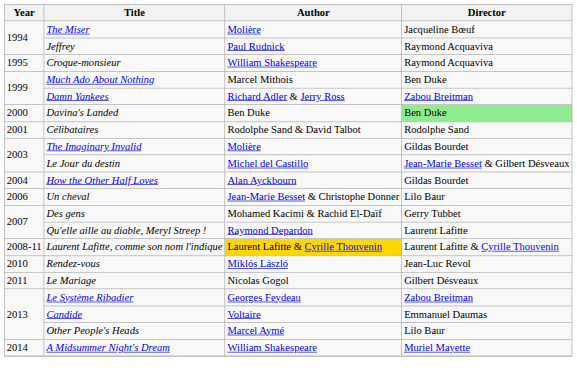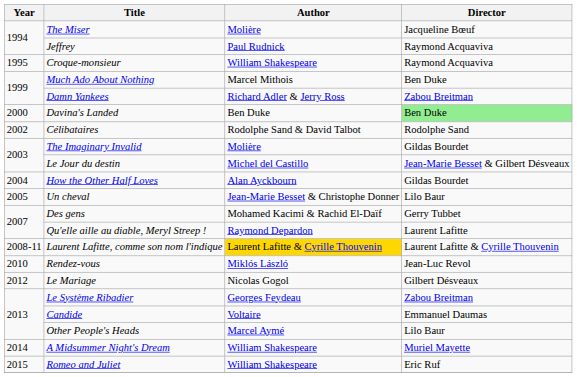(17, 130) 2001 -> (17, 130) 2002
(17, 197) 2006 -> (17, 197) 2005
(17, 280) 2011 -> (17, 280) 2012
+ row: (83, 364)
